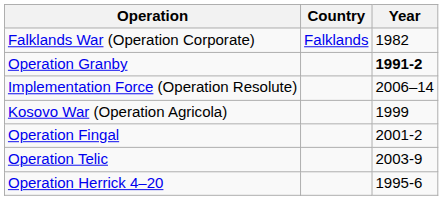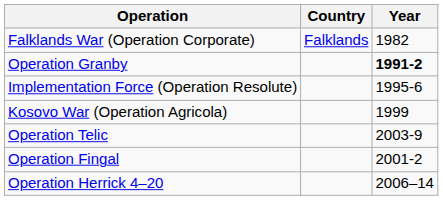(405, 87) 2006–14 -> (399, 87) 1995-6
rows swapped: (58, 159) <-> (64, 135)
(399, 183) 1995-6 -> (405, 183) 2006–14
